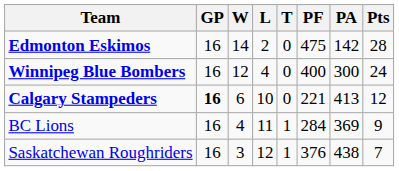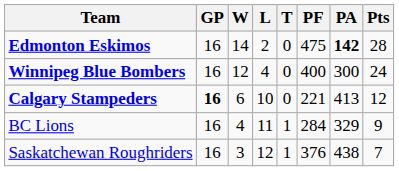(346, 44) normal -> (346, 44) bold
(346, 125) 369 -> (346, 125) 329
